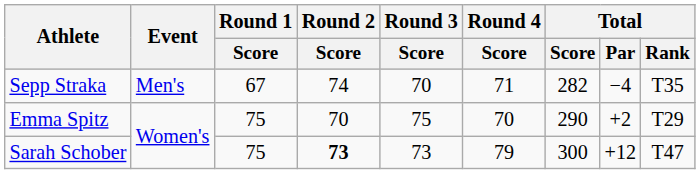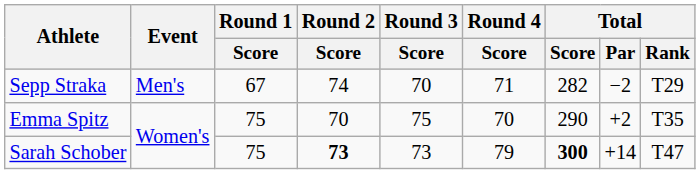(620, 86) −4 -> (620, 86) −2
(668, 86) T35 -> (668, 86) T29
(668, 119) T29 -> (668, 119) T35
(573, 152) normal -> (573, 152) bold
(620, 152) +12 -> (620, 152) +14
